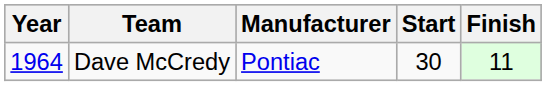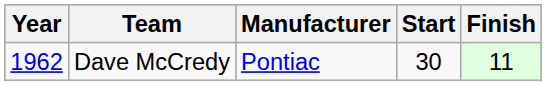(37, 61) 1964 -> (37, 61) 1962
